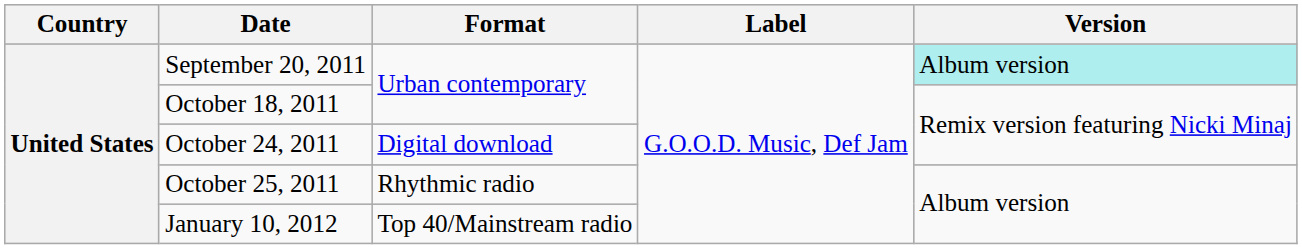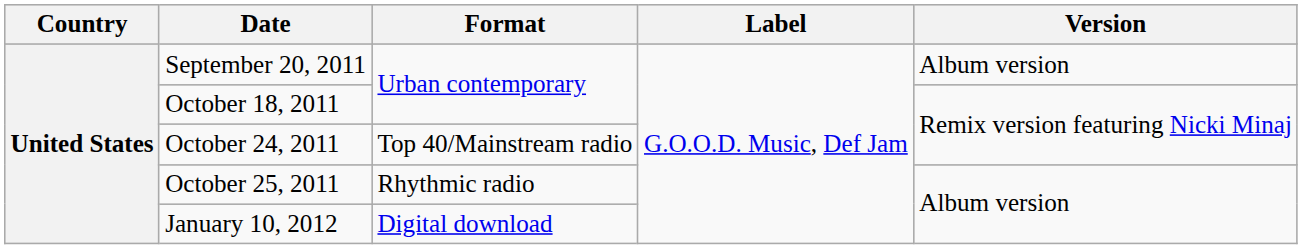(994, 64) paleturquoise background -> (994, 64) no background
(465, 143) Digital download -> (505, 143) Top 40/Mainstream radio
(505, 223) Top 40/Mainstream radio -> (465, 223) Digital download
